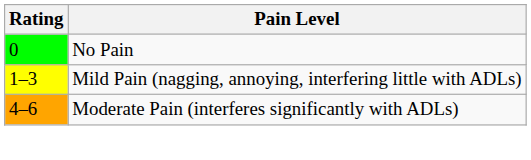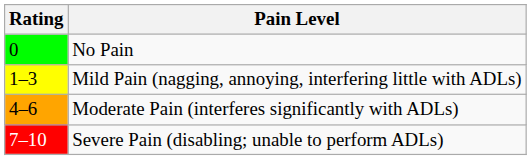+ row: (258, 139)
